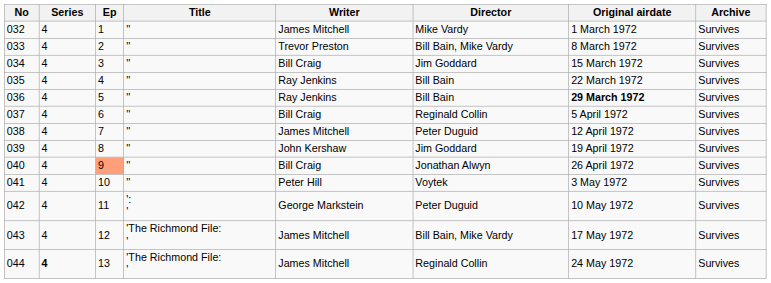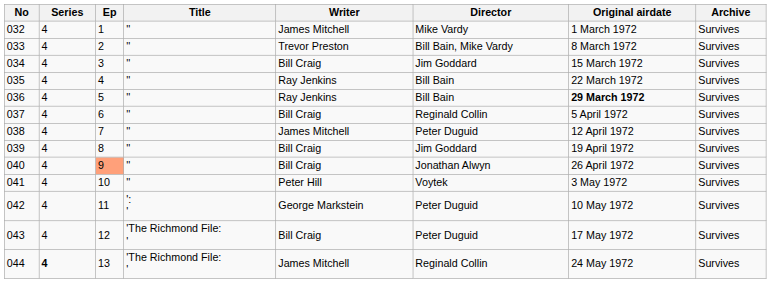(312, 149) John Kershaw -> (300, 149) Bill Craig
(314, 235) James Mitchell -> (300, 235) Bill Craig
(464, 235) Bill Bain, Mike Vardy -> (447, 235) Peter Duguid
